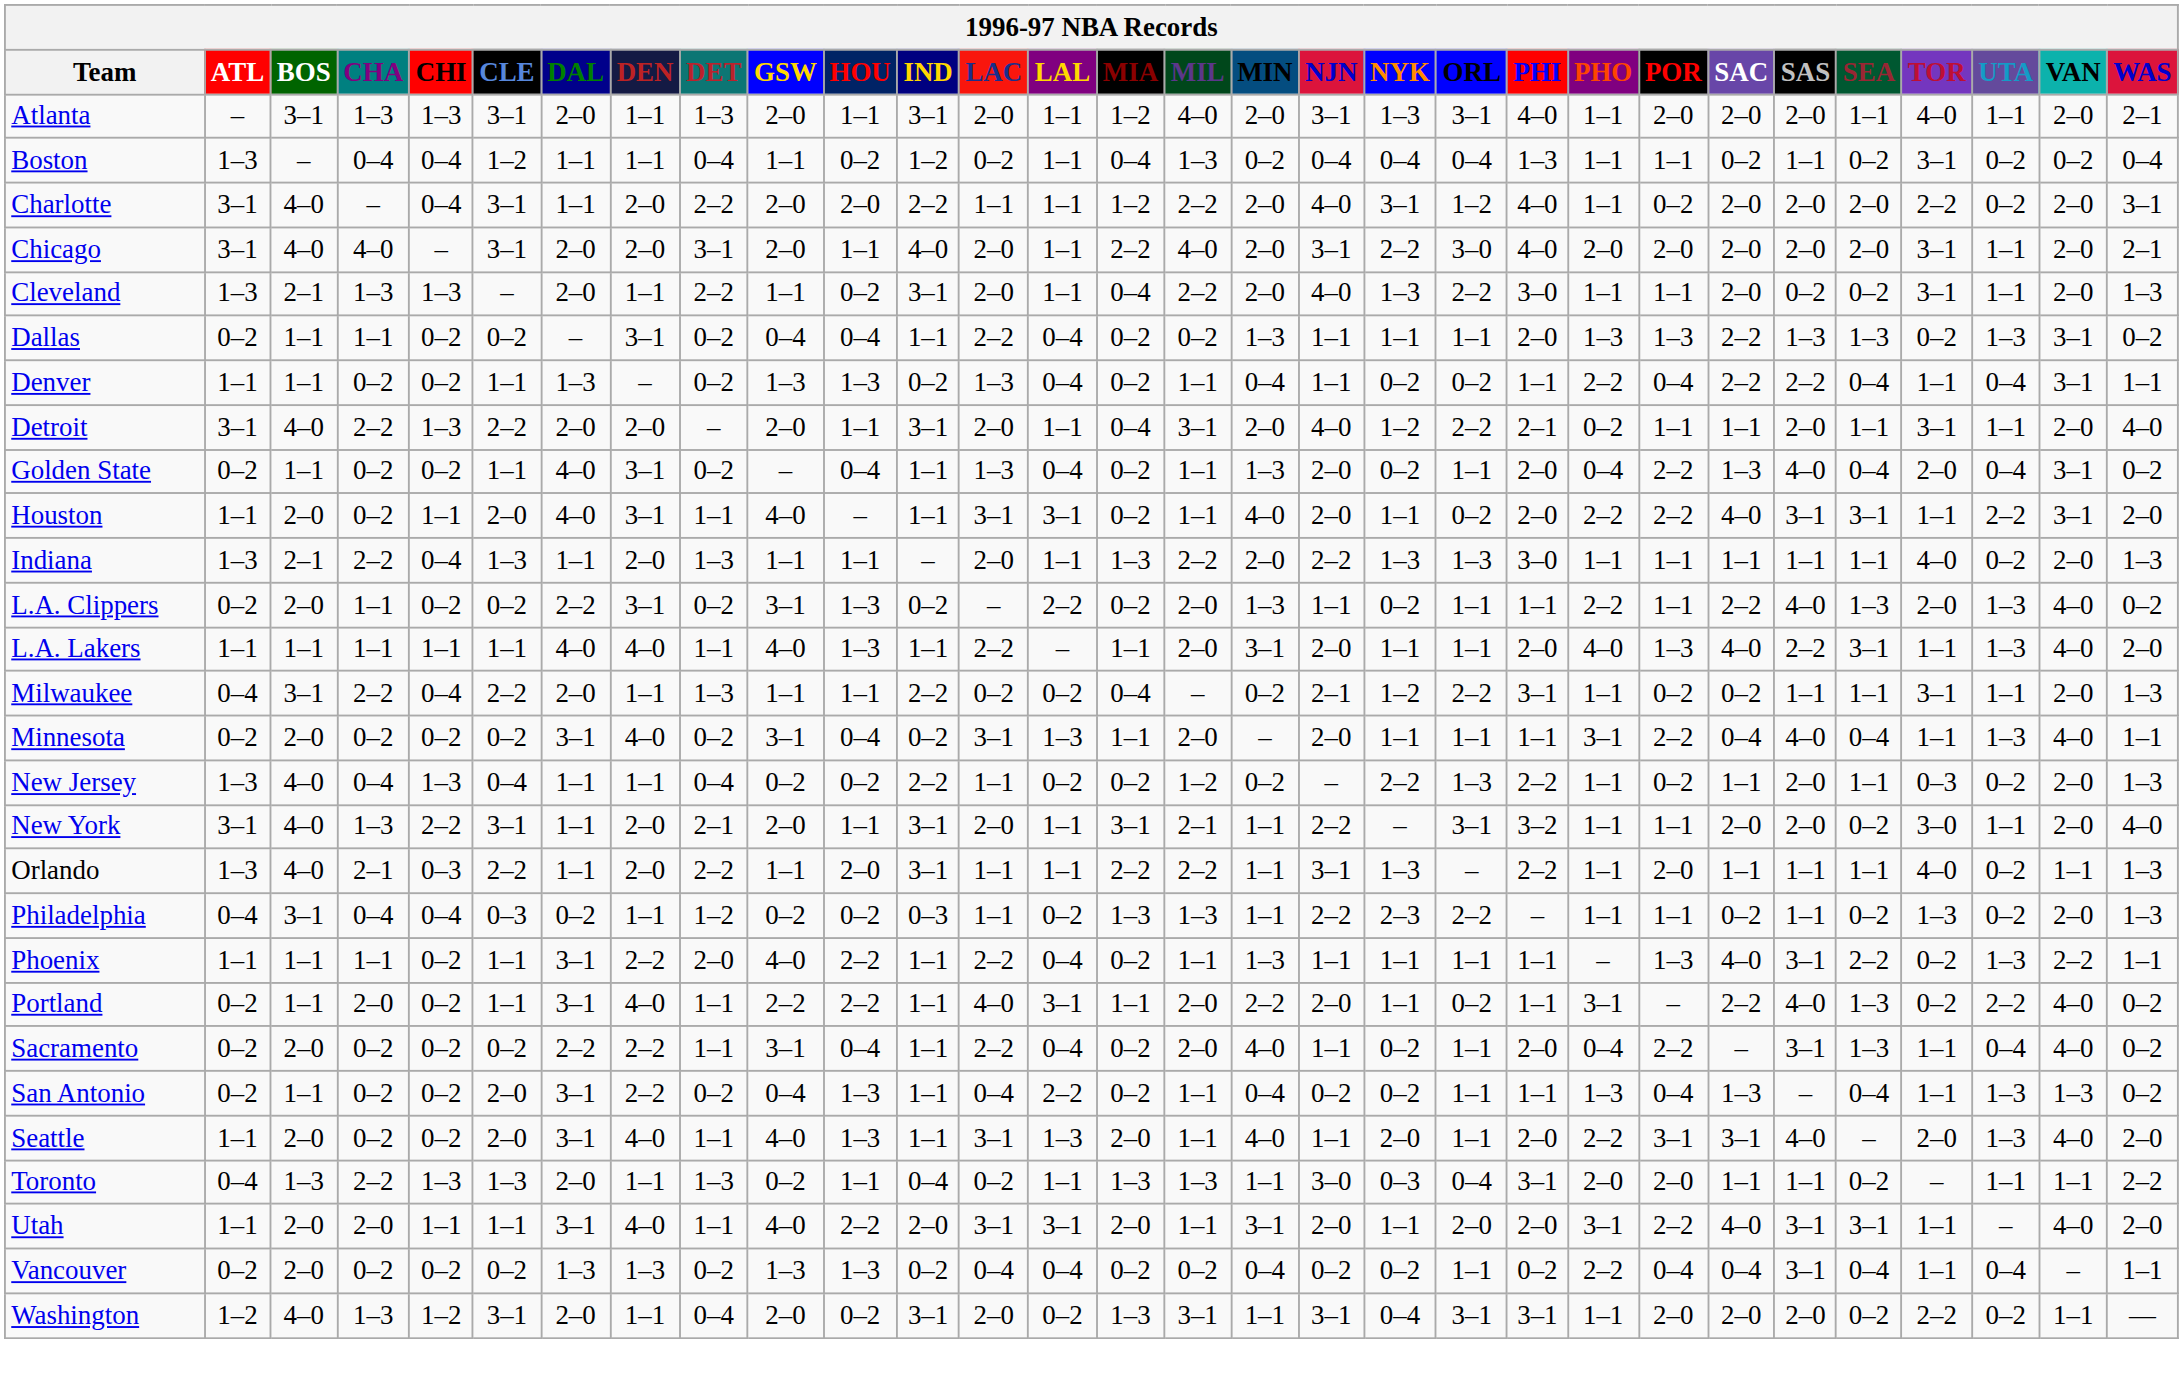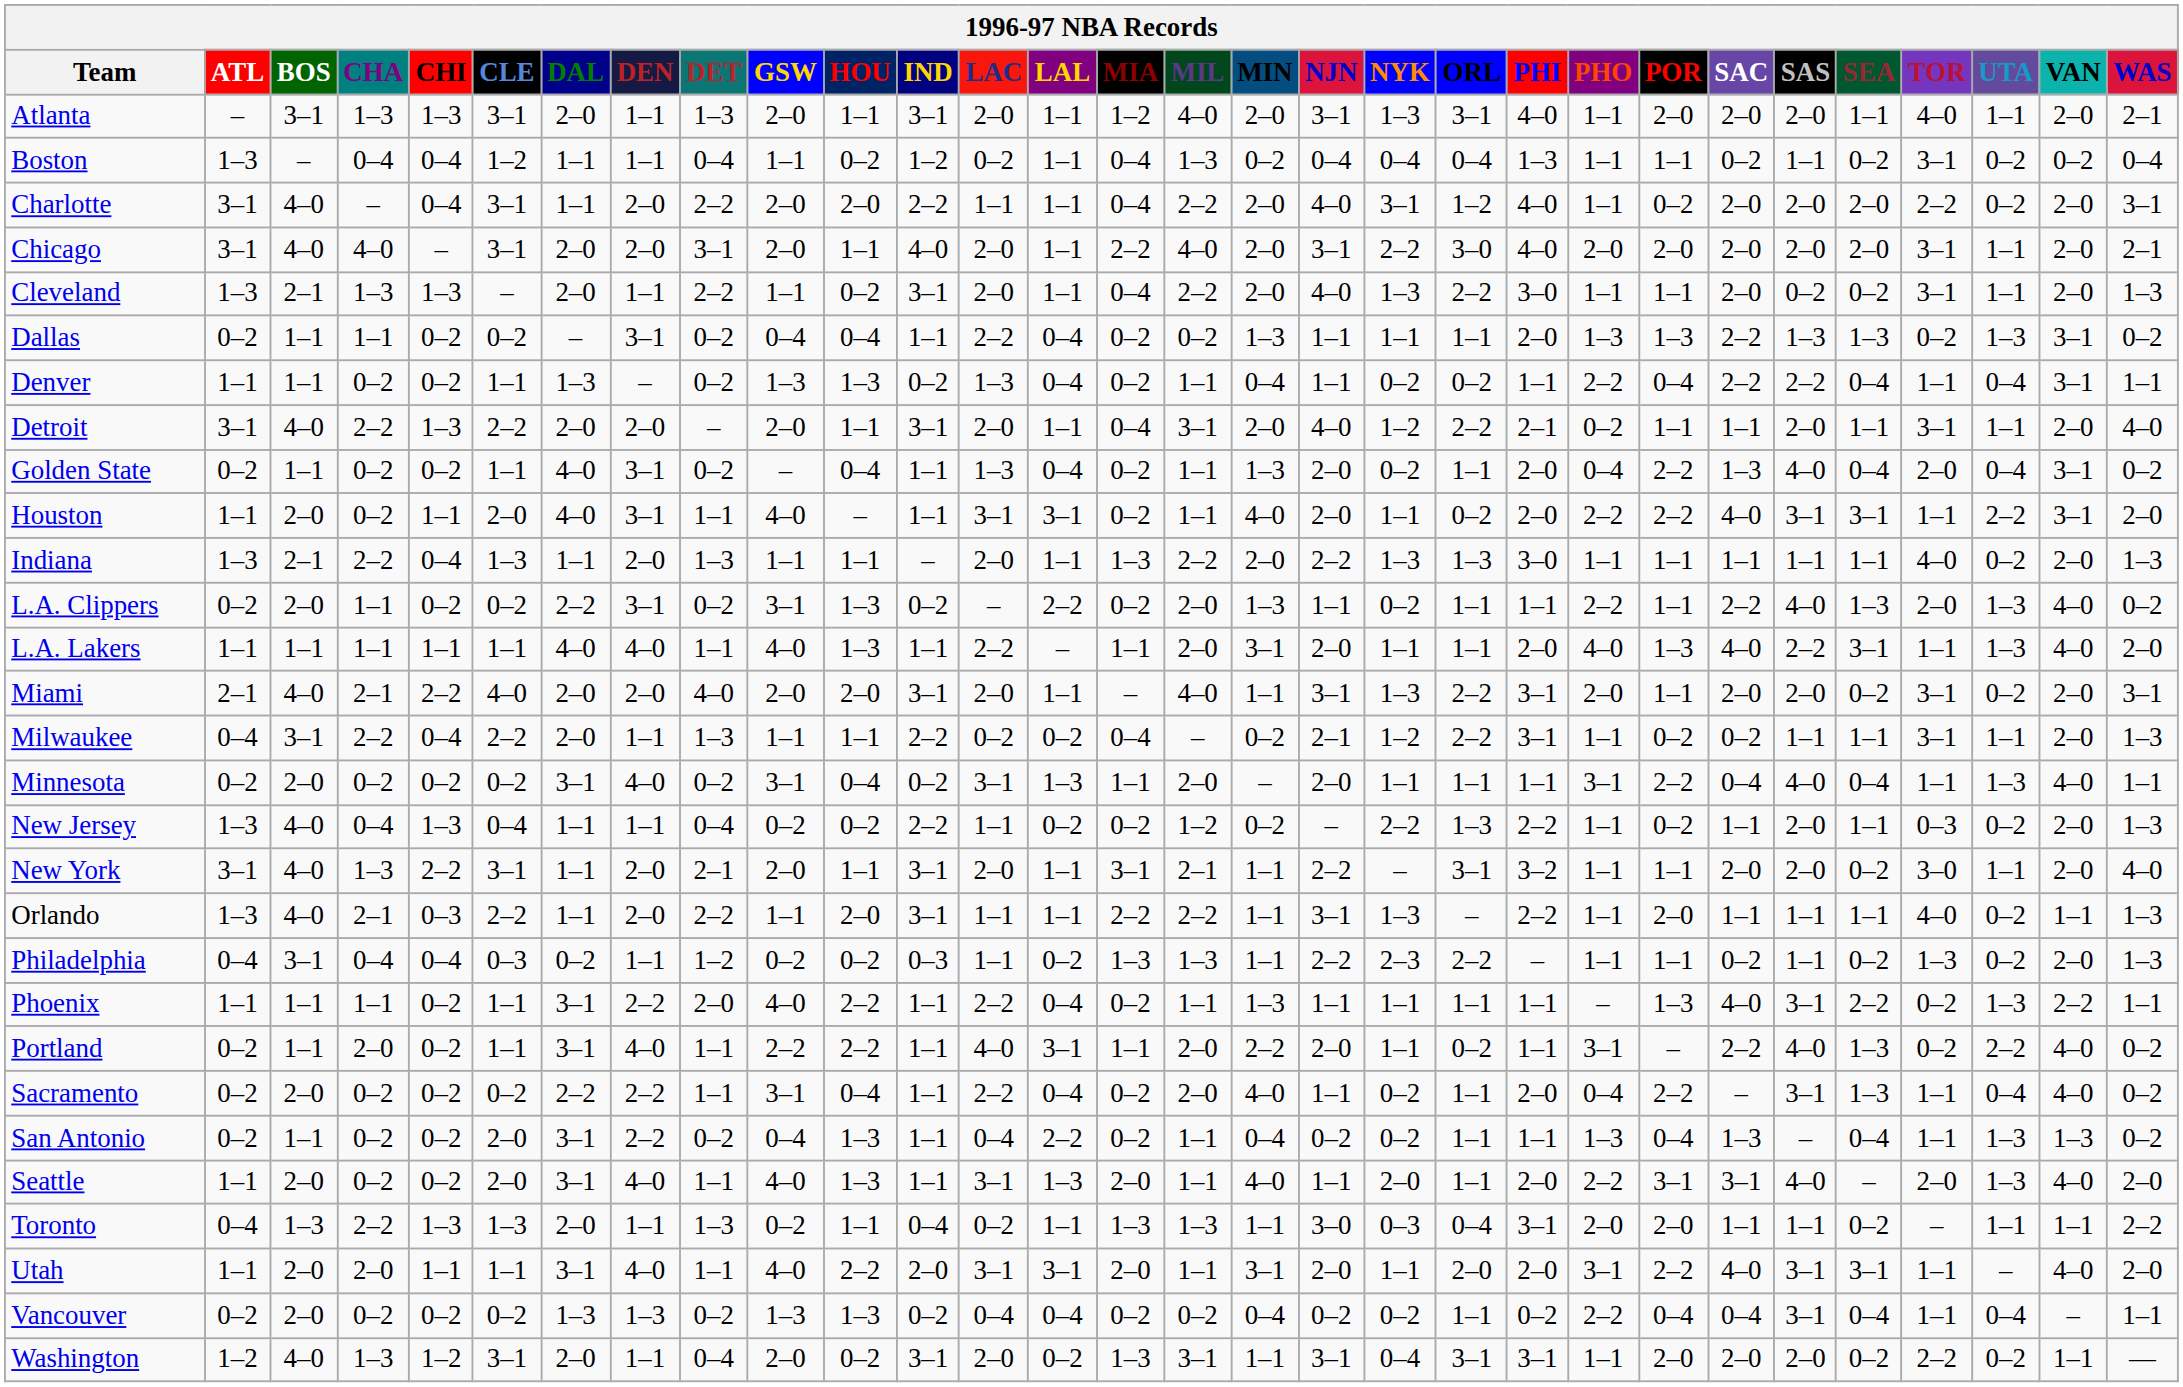(1130, 204) 1–2 -> (1130, 204) 0–4
+ row: (47, 693)
